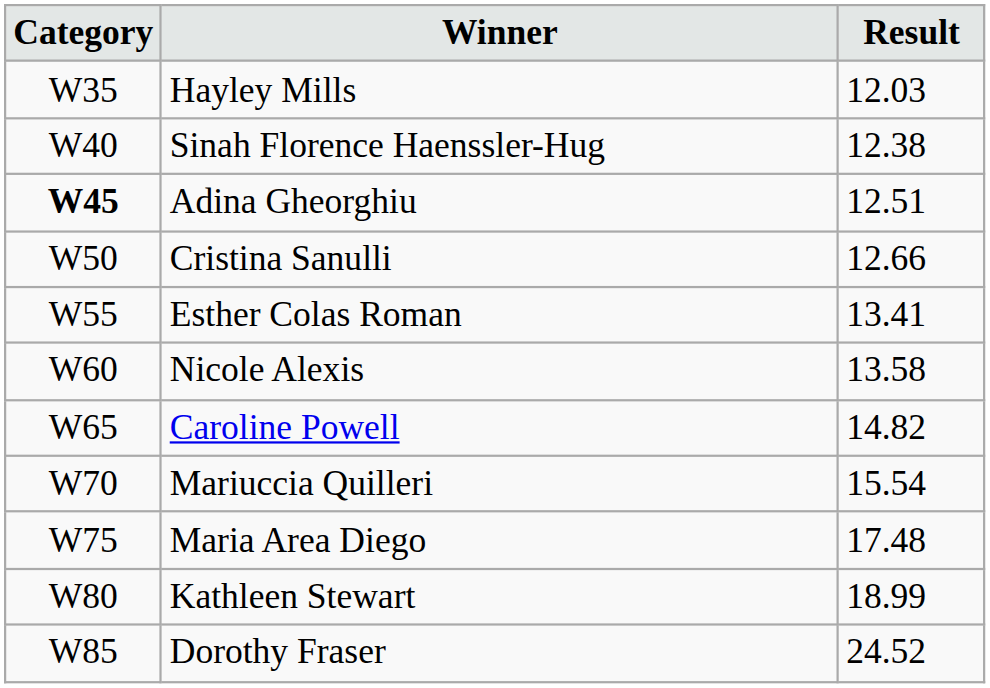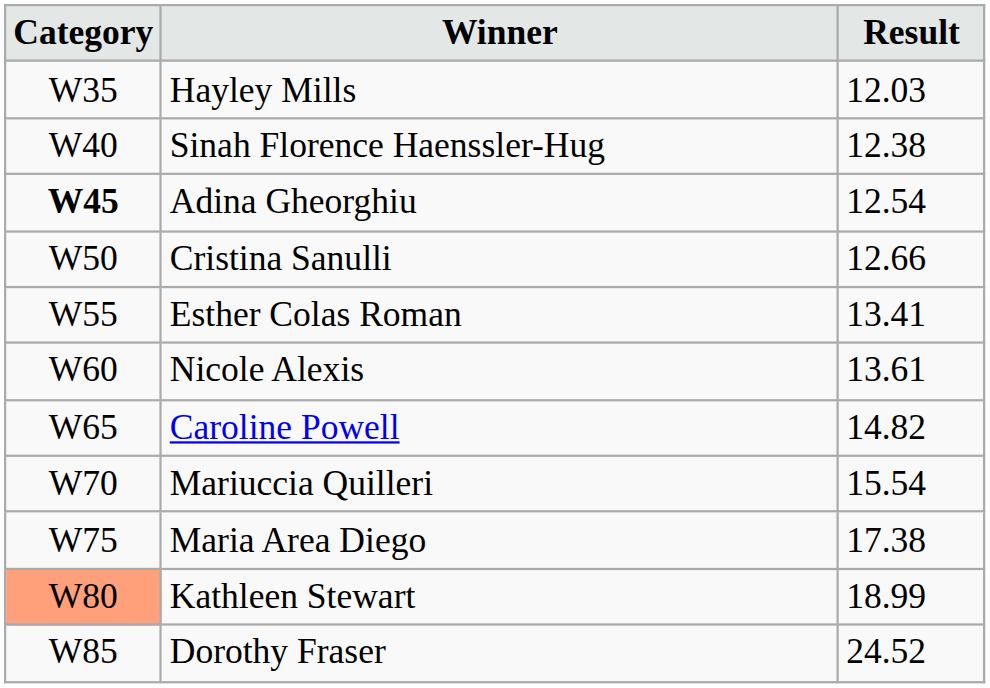(886, 201) 12.51 -> (886, 201) 12.54
(886, 370) 13.58 -> (886, 370) 13.61
(886, 539) 17.48 -> (886, 539) 17.38
(83, 595) no background -> (83, 595) lightsalmon background
